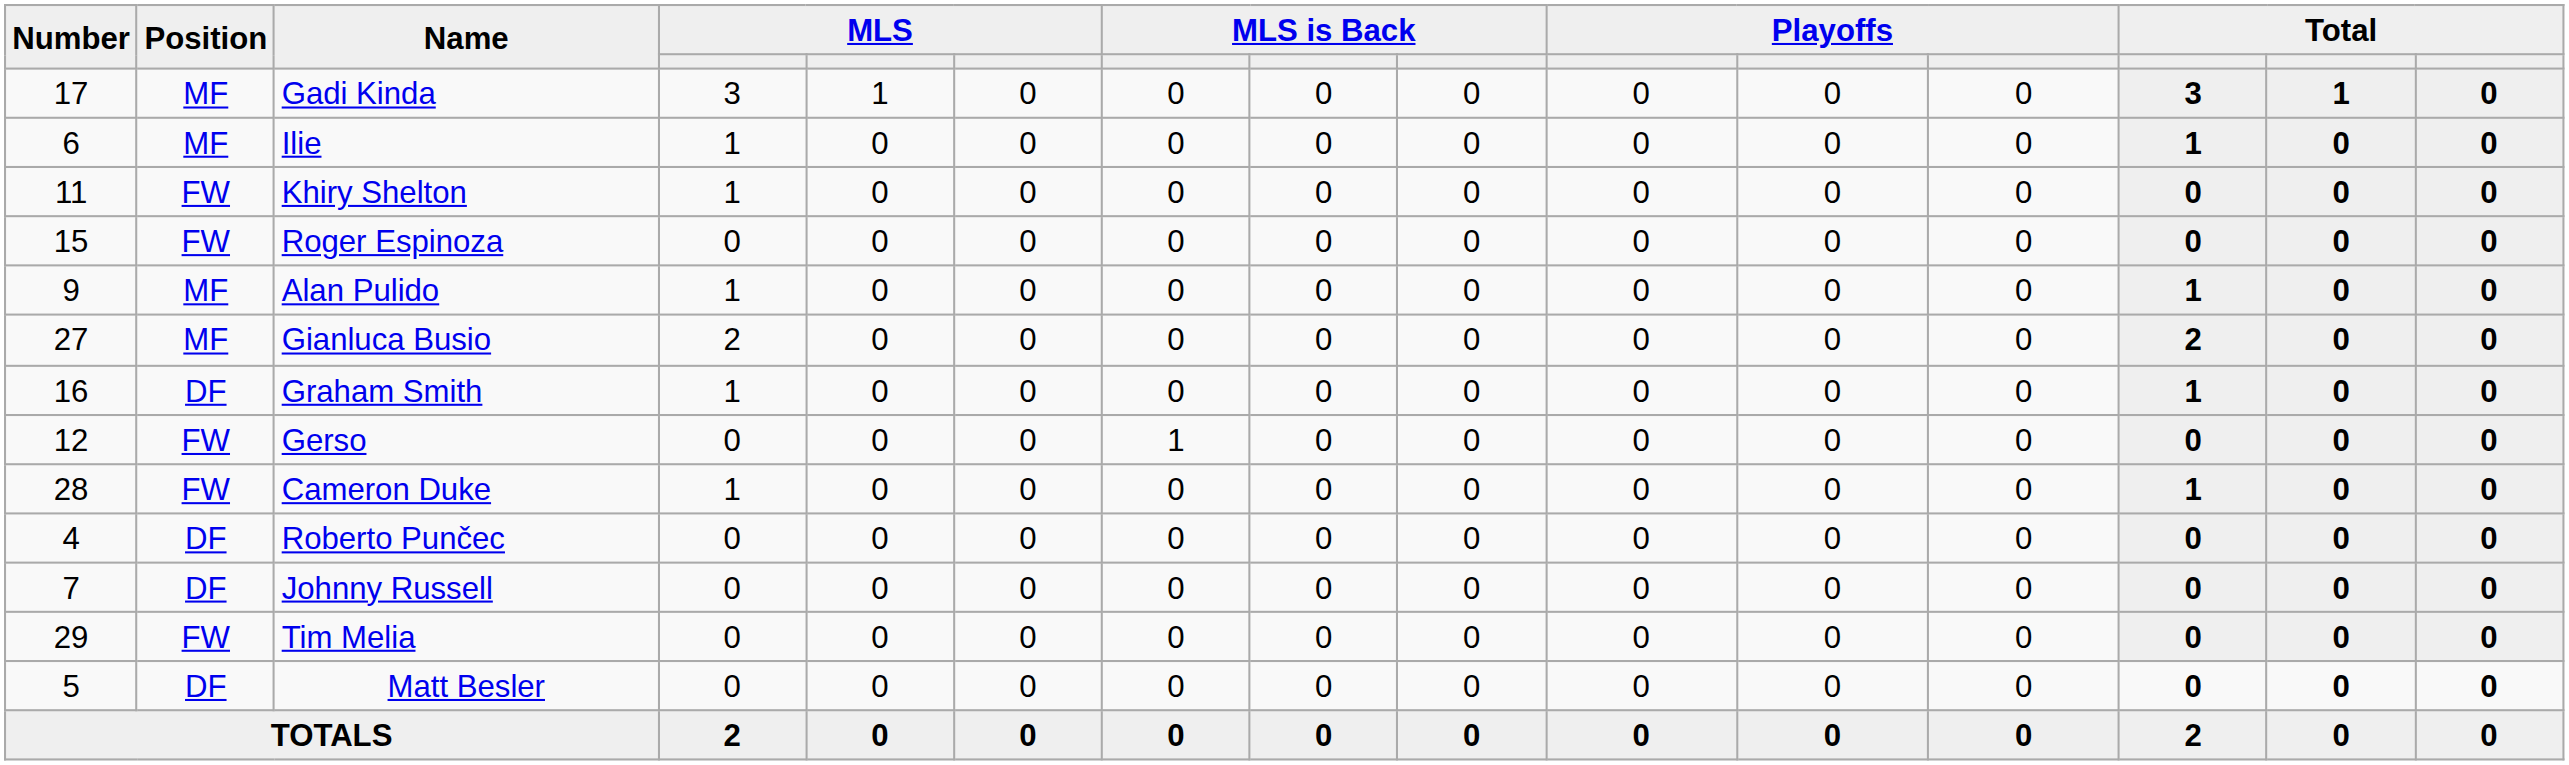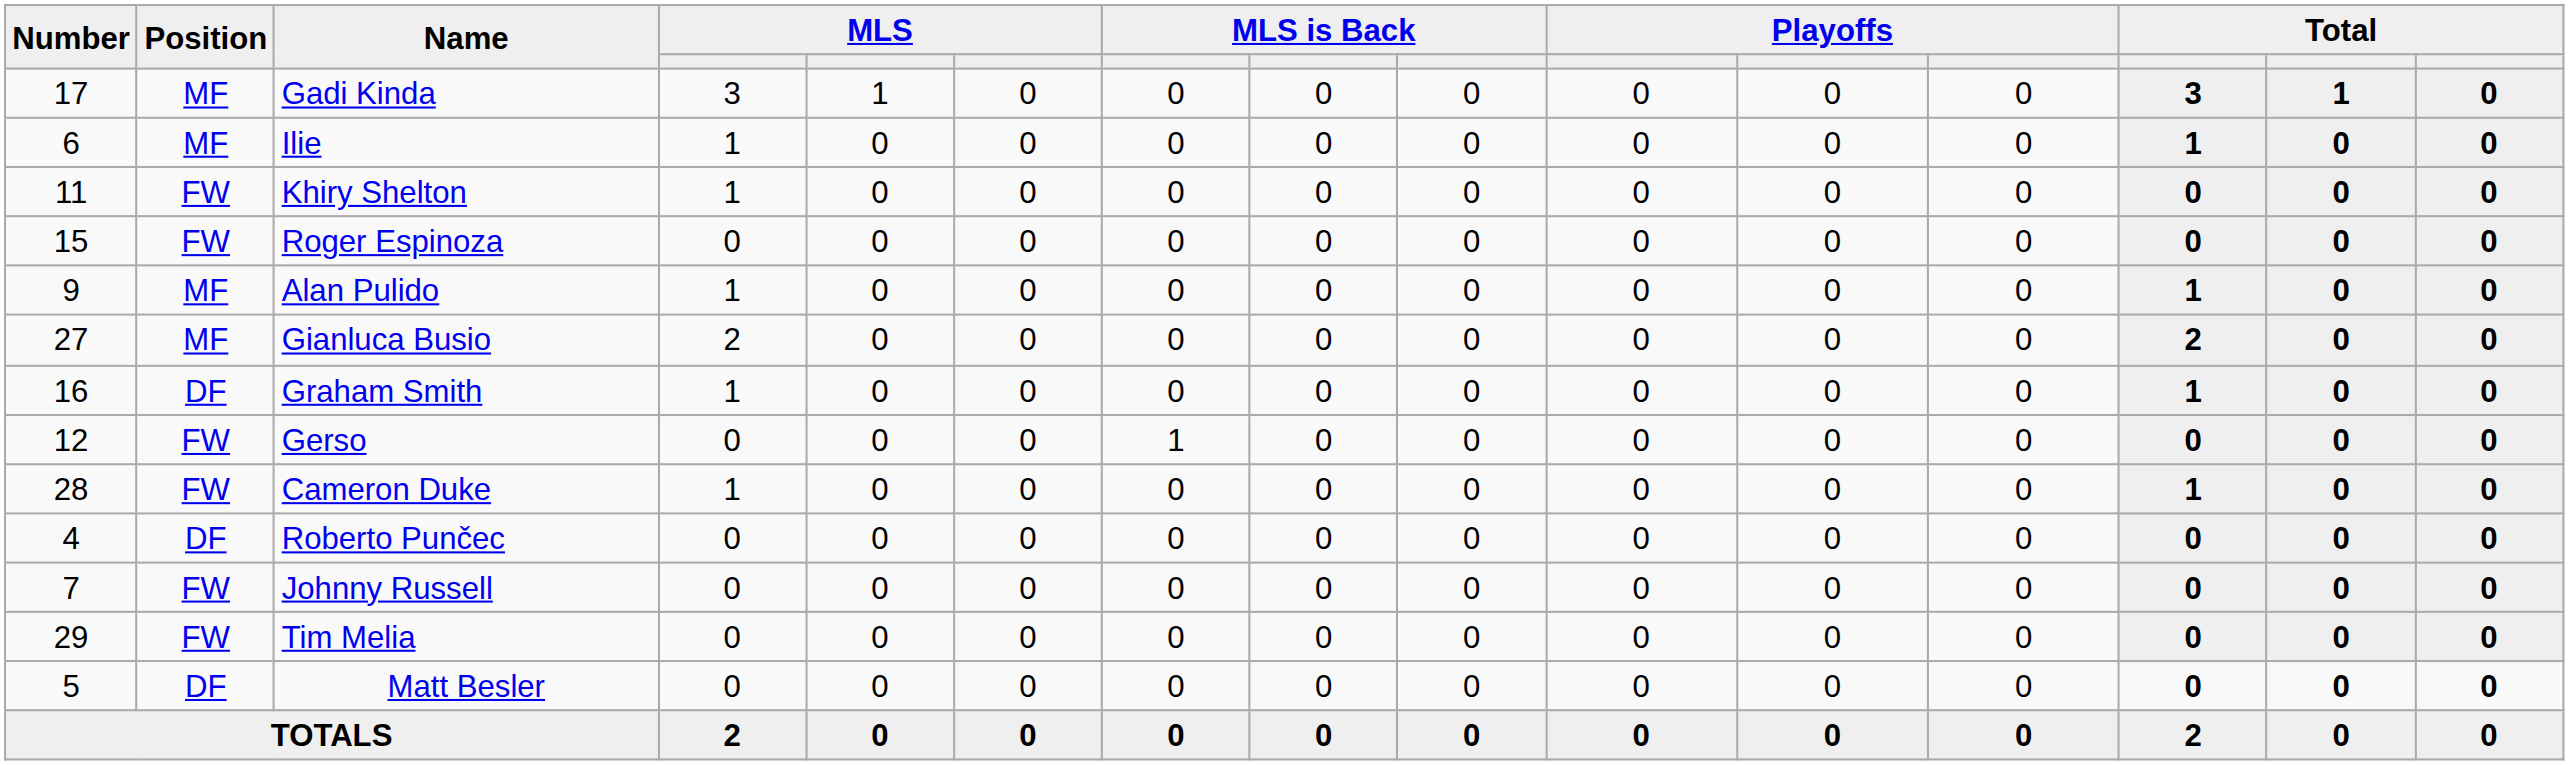(206, 587) DF -> (206, 587) FW
